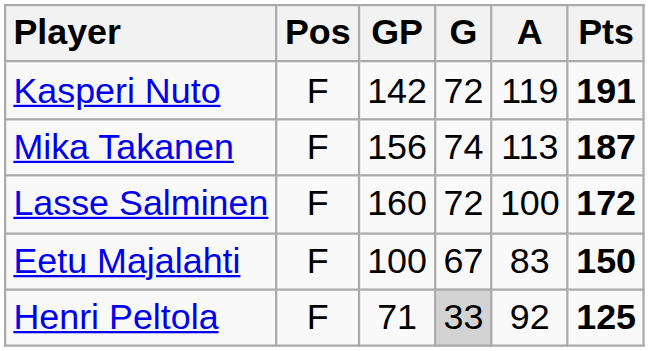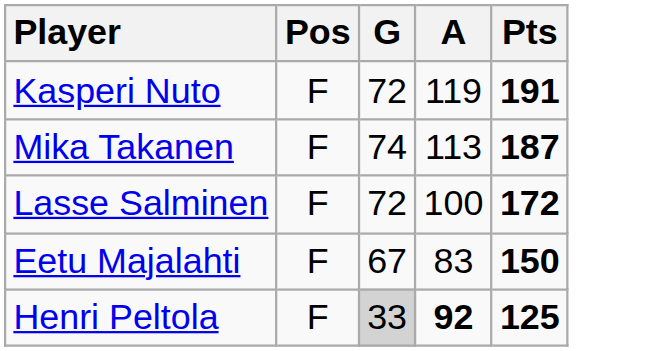- column: (397, 32)
(530, 317) normal -> (453, 317) bold
